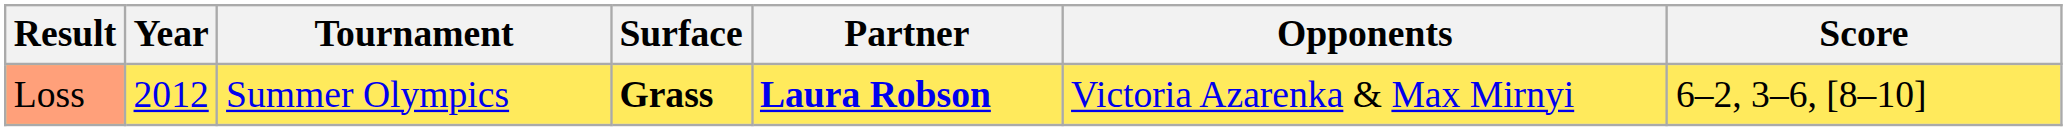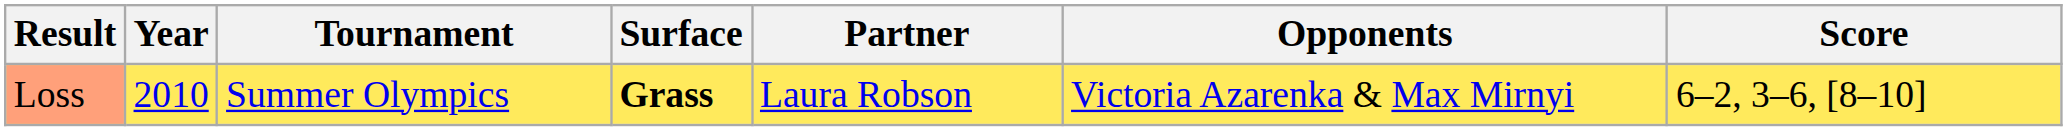(171, 93) 2012 -> (171, 93) 2010
(875, 93) bold -> (866, 93) normal
